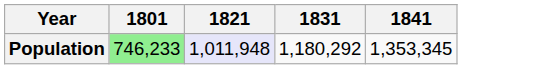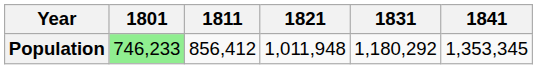+ column: (222, 19)
(230, 48) lavender background -> (305, 48) no background
